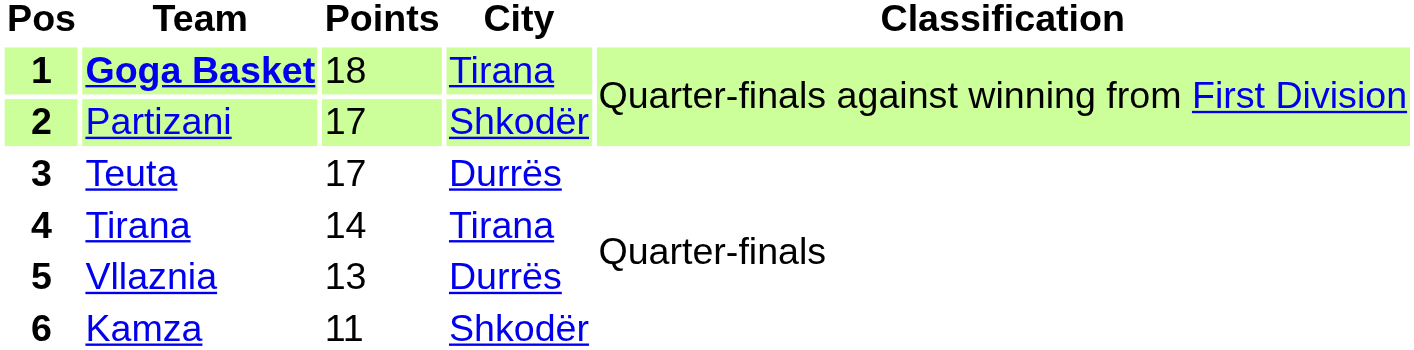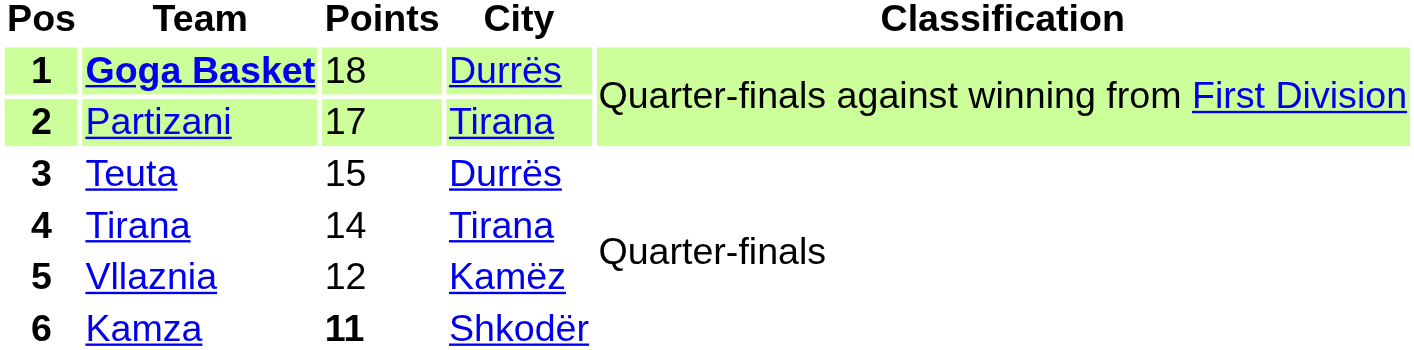(502, 70) Tirana -> (505, 70) Durrës
(519, 121) Shkodër -> (502, 121) Tirana
(346, 173) 17 -> (346, 173) 15
(346, 277) 13 -> (346, 277) 12
(505, 277) Durrës -> (507, 277) Kamëz
(344, 328) normal -> (345, 328) bold
